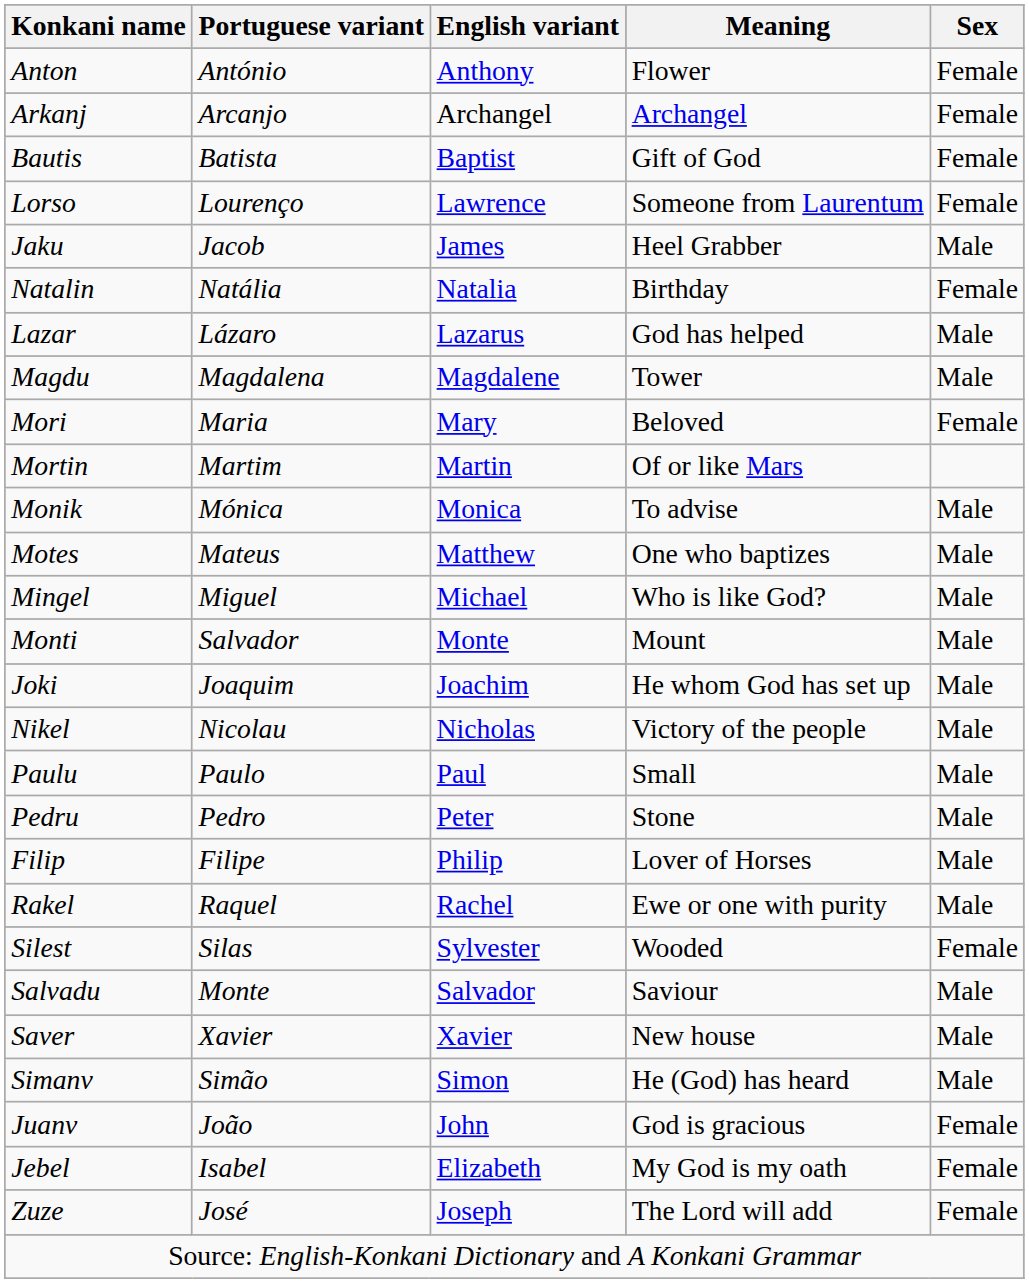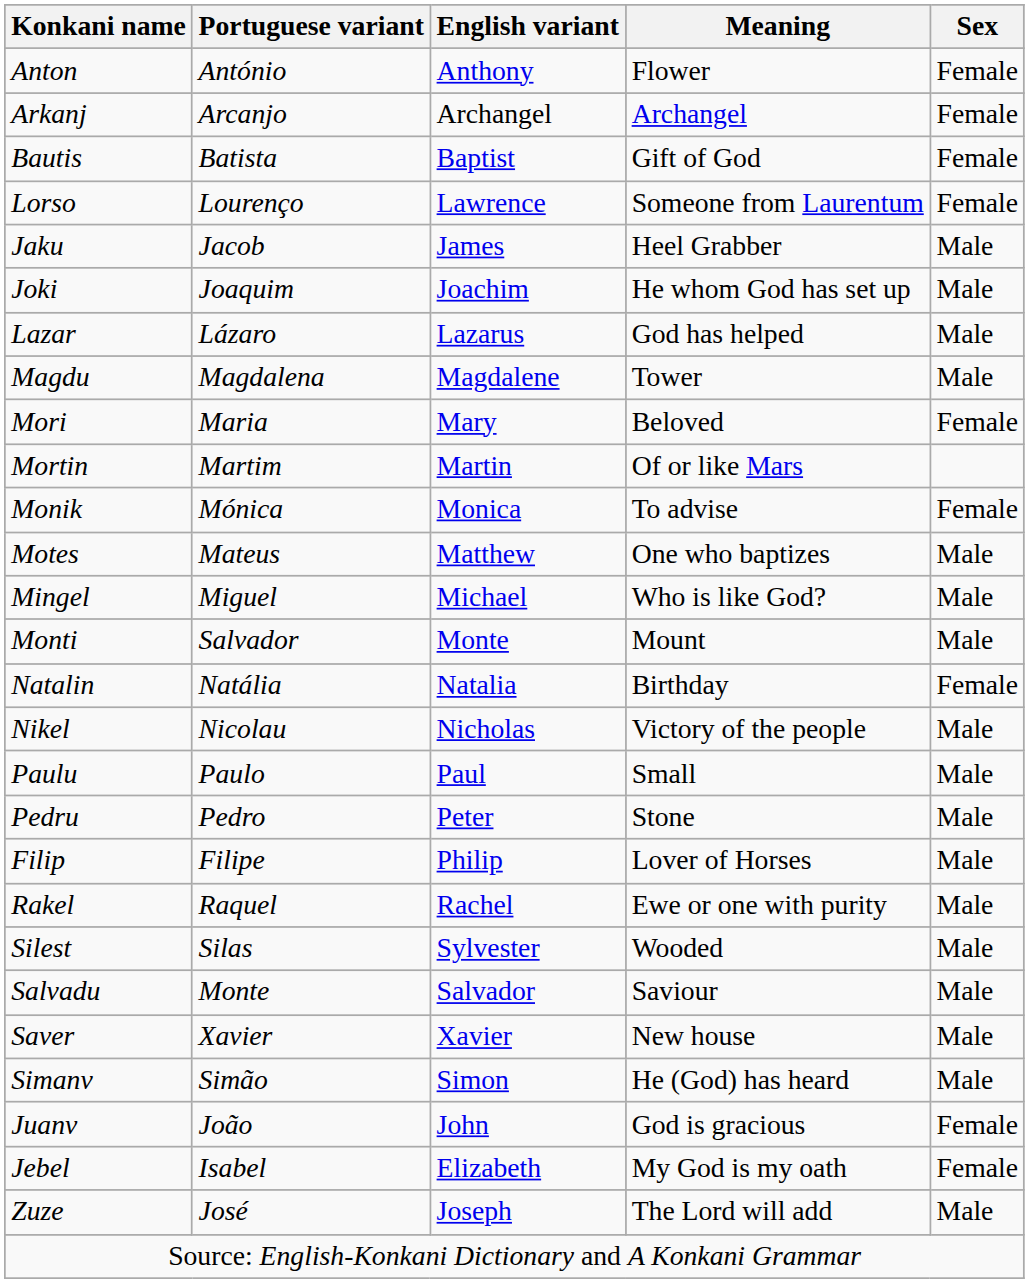rows swapped: (34, 684) <-> (53, 289)
(965, 509) Male -> (977, 509) Female
(977, 948) Female -> (965, 948) Male
(977, 1211) Female -> (965, 1211) Male
